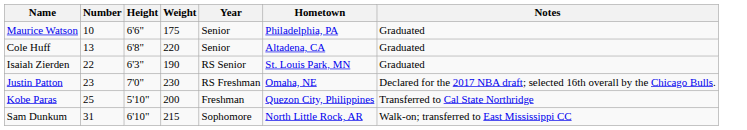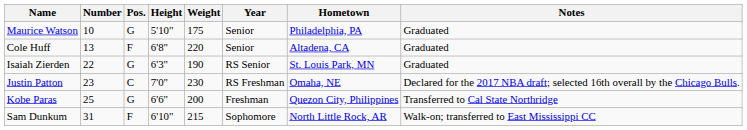+ column: (136, 13)
(135, 30) 6'6" -> (162, 30) 5'10"
(138, 99) 5'10" -> (159, 99) 6'6"
